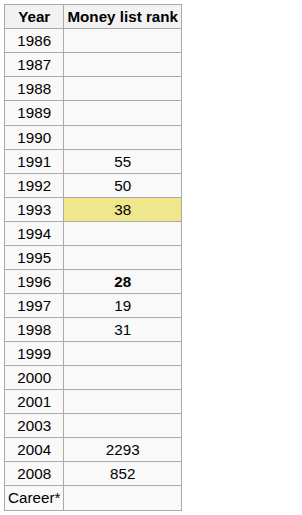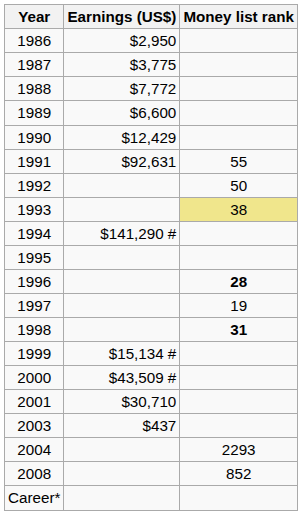+ column: (122, 17)
(123, 330) normal -> (239, 330) bold
